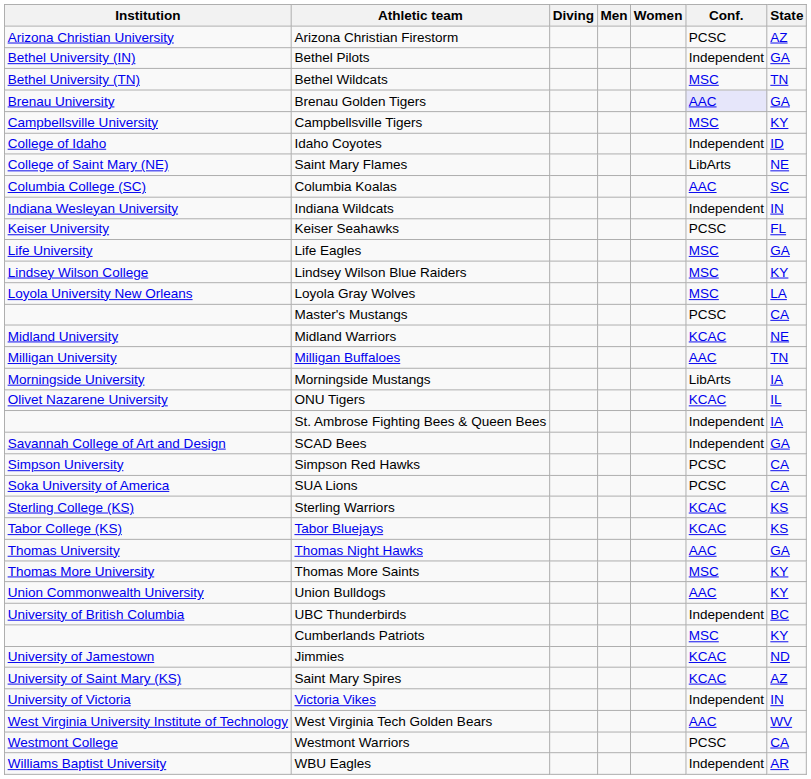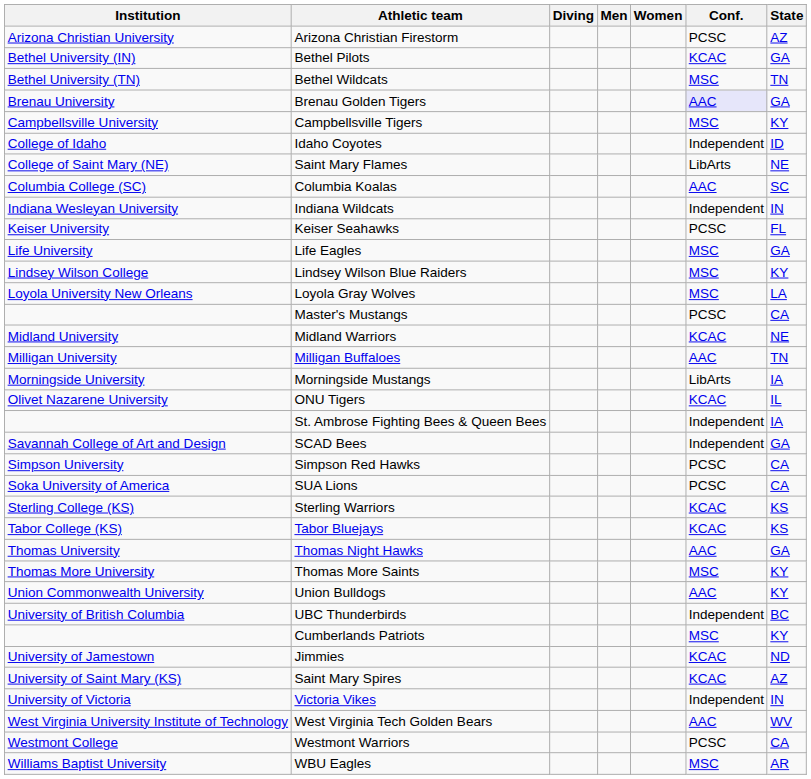(726, 58) Independent -> (708, 58) KCAC
(726, 764) Independent -> (704, 764) MSC
